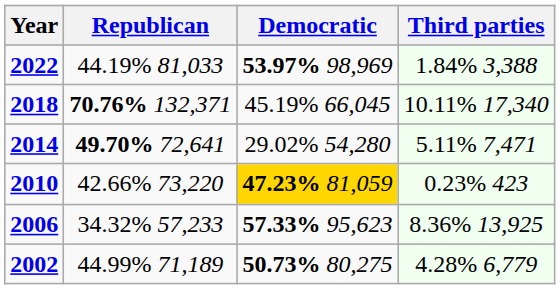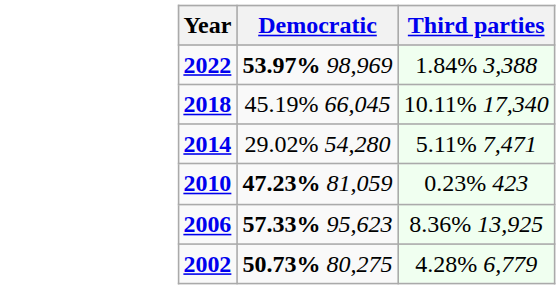- column: (150, 25)
(318, 183) gold background -> (318, 183) no background
